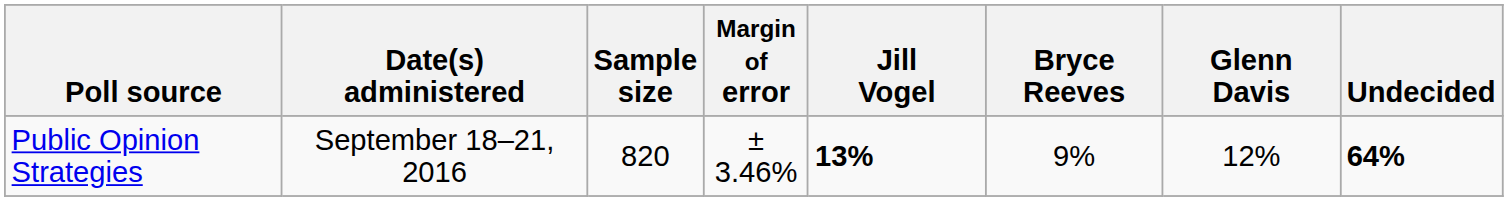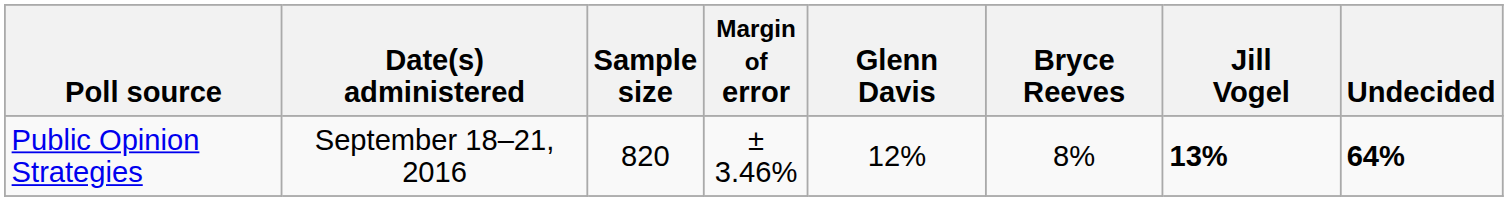columns swapped: (1251, 76) <-> (897, 76)
(1074, 155) 9% -> (1074, 155) 8%
